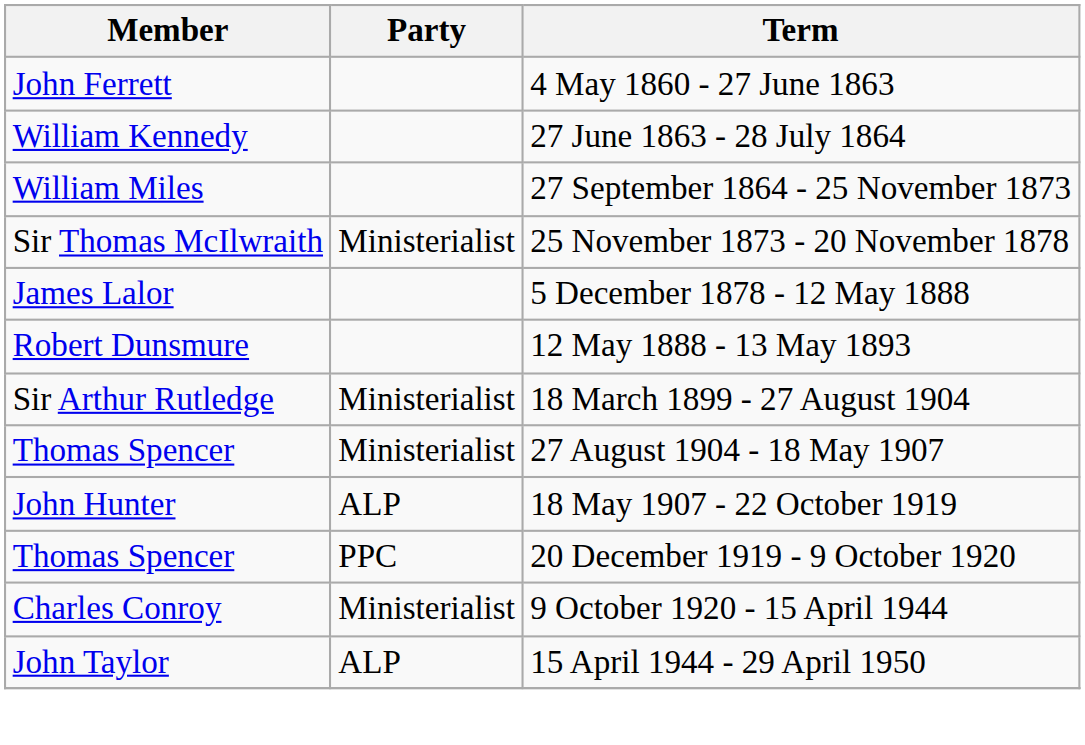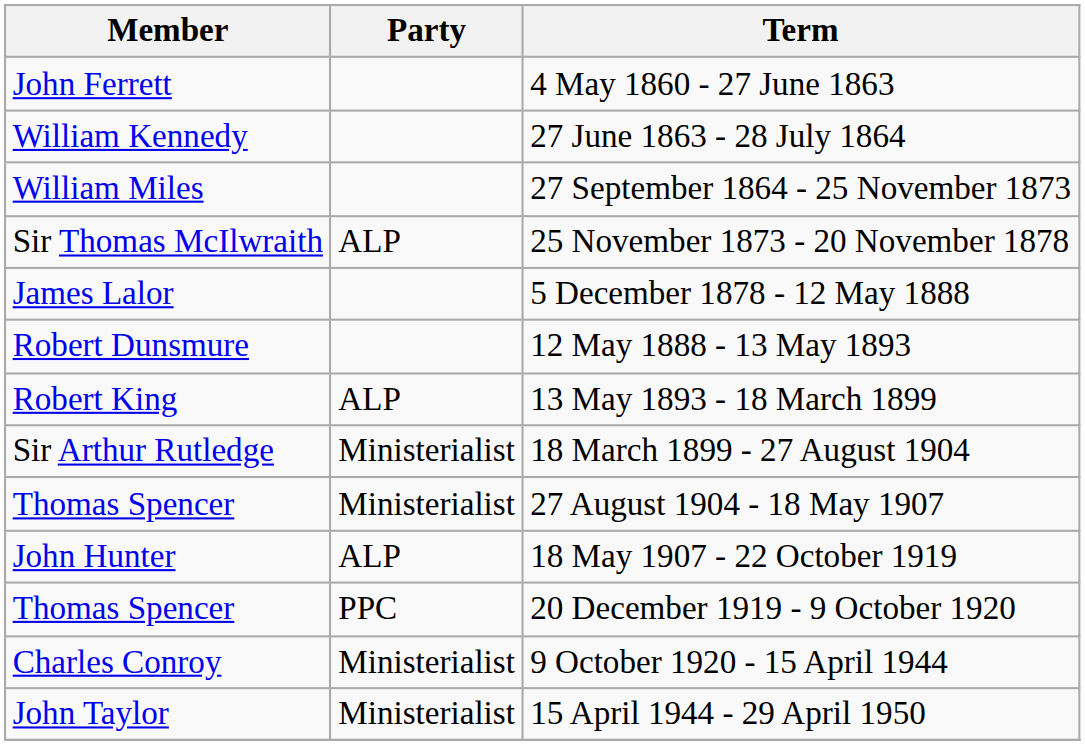(427, 240) Ministerialist -> (370, 240) ALP
+ row: (733, 398)
(370, 661) ALP -> (427, 713) Ministerialist
